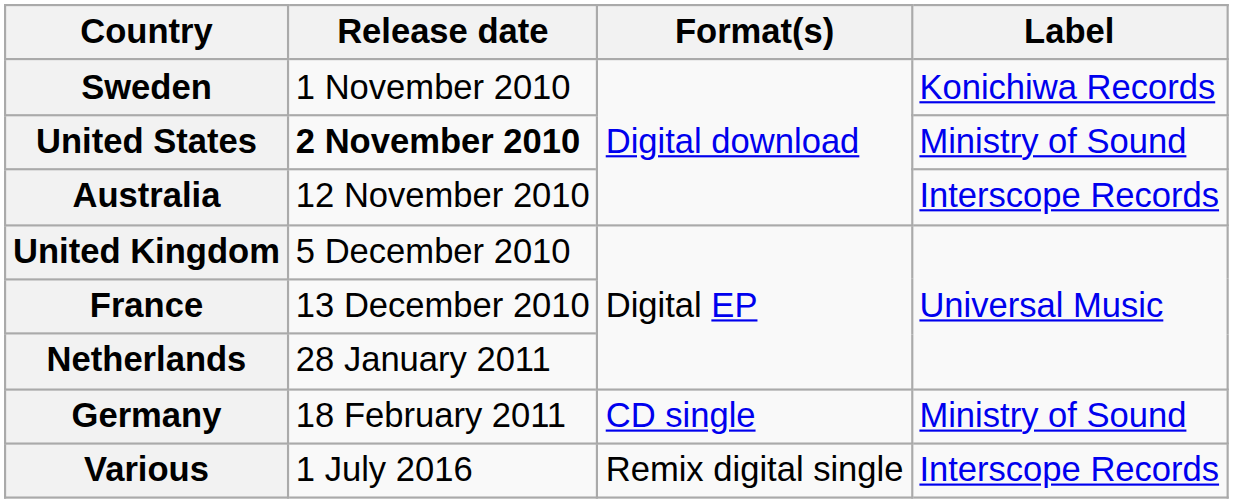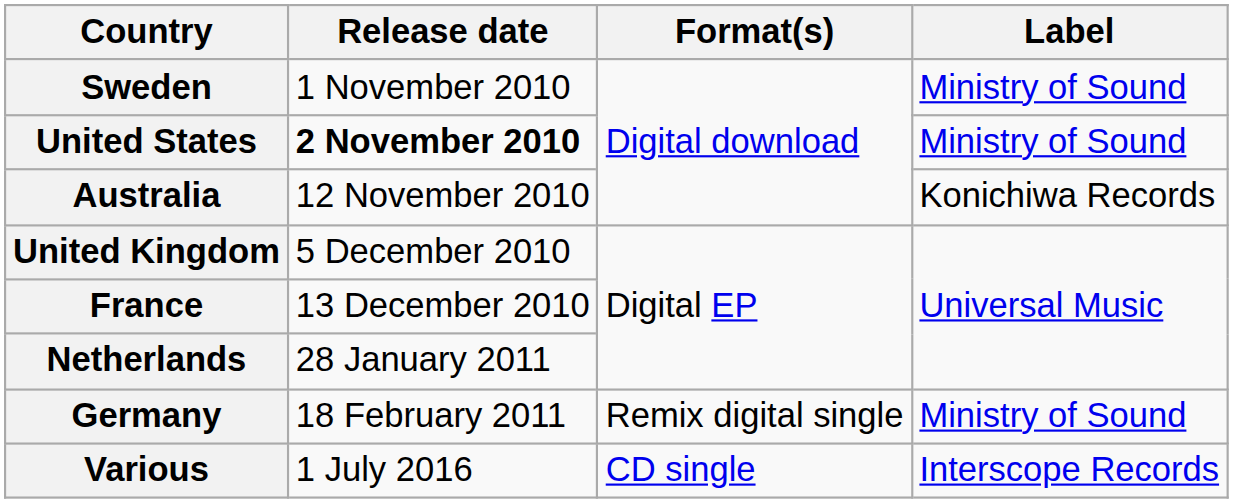(1067, 86) Konichiwa Records -> (1053, 86) Ministry of Sound
(1069, 196) Interscope Records -> (1067, 196) Konichiwa Records
(681, 415) CD single -> (755, 415) Remix digital single
(755, 470) Remix digital single -> (681, 470) CD single
